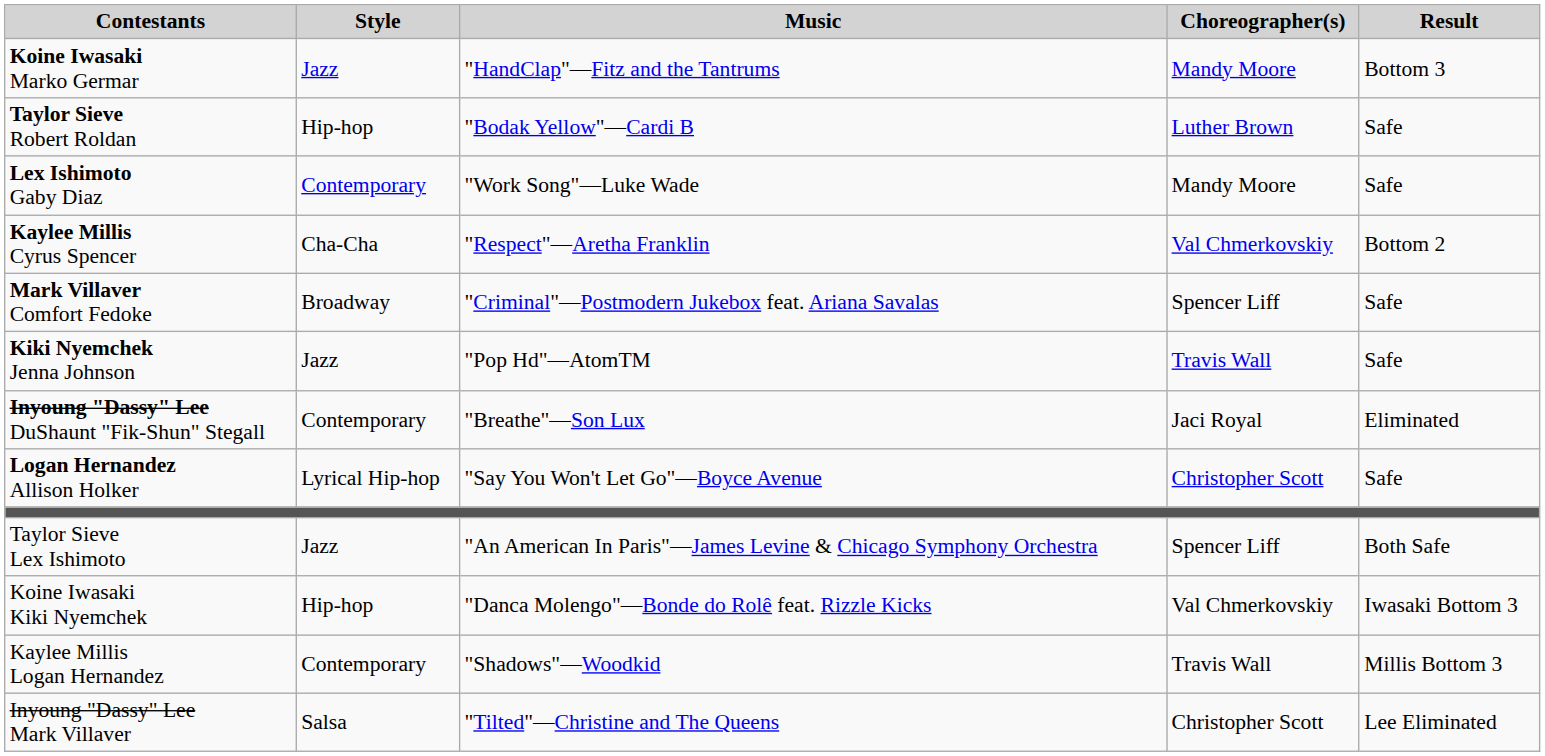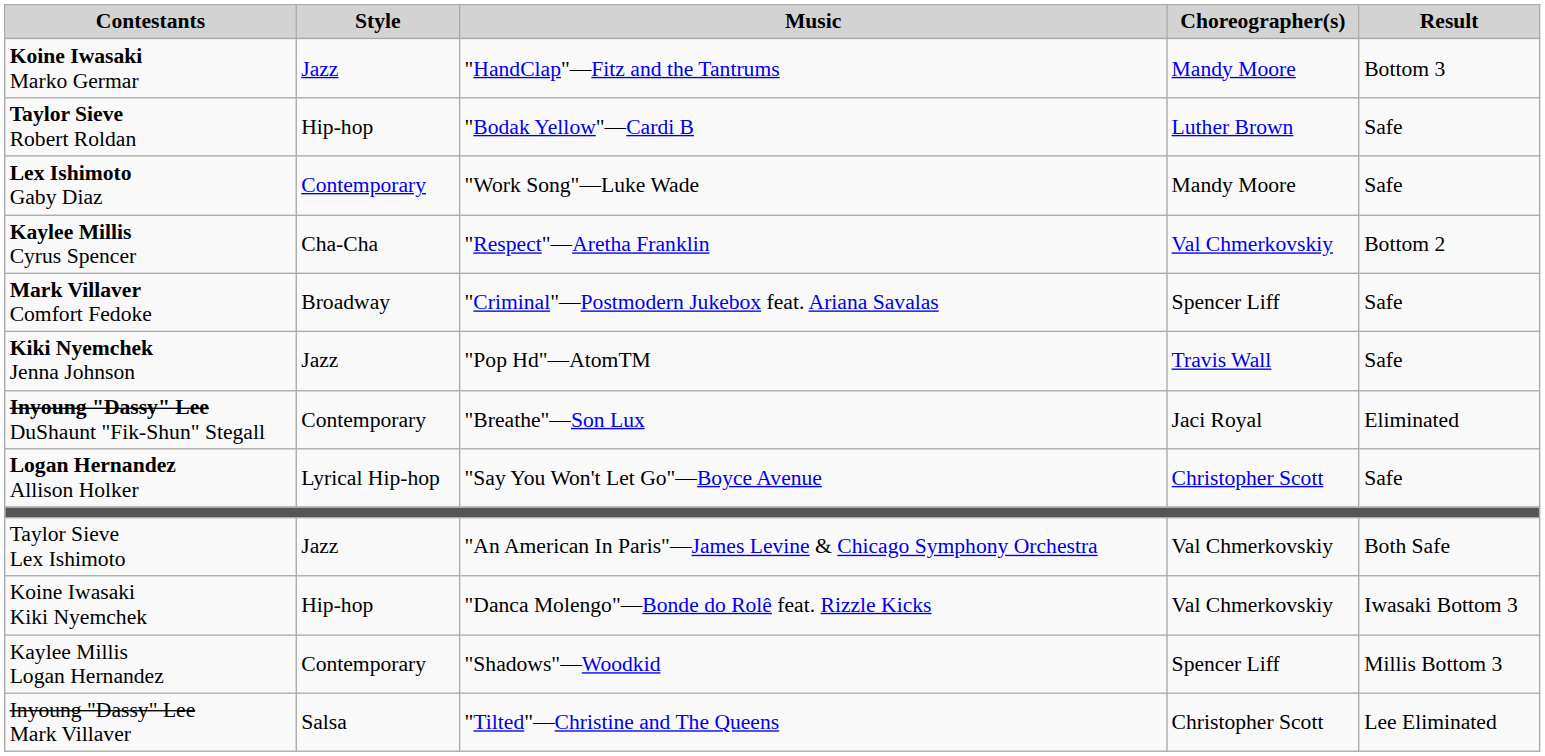(1226, 546) Spencer Liff -> (1252, 546) Val Chmerkovskiy
(1221, 663) Travis Wall -> (1226, 663) Spencer Liff
